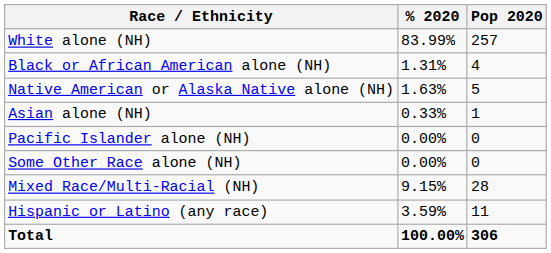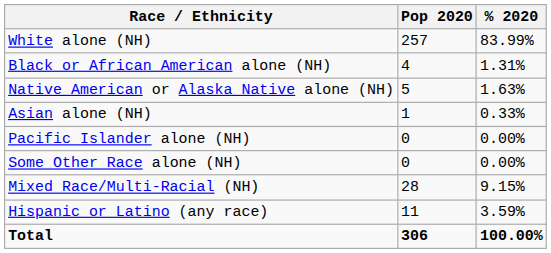columns swapped: (507, 17) <-> (432, 17)
